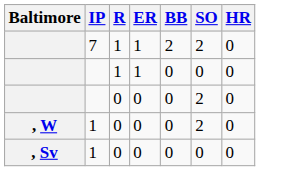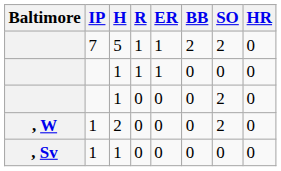+ column: (120, 17)
